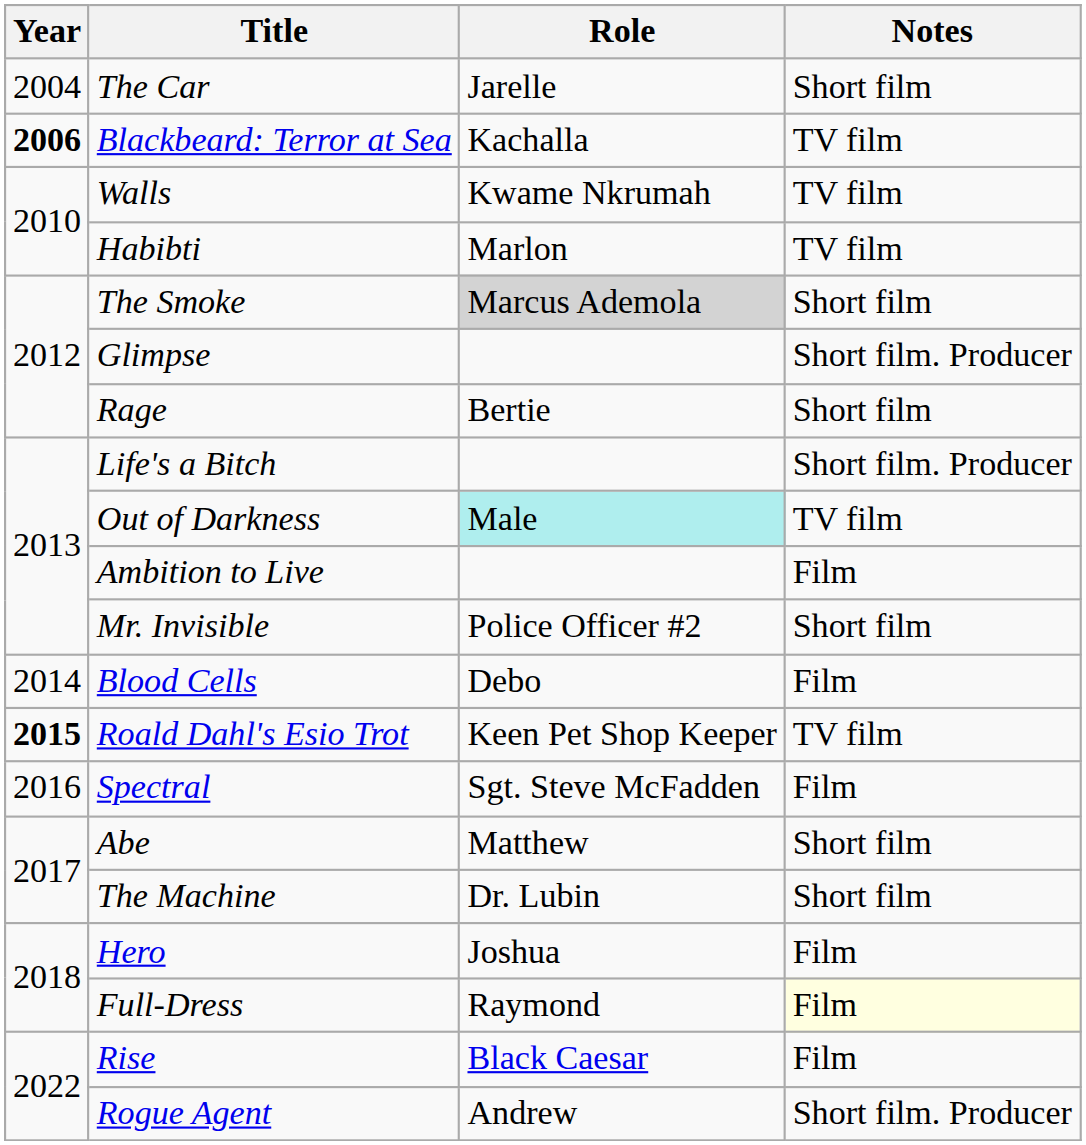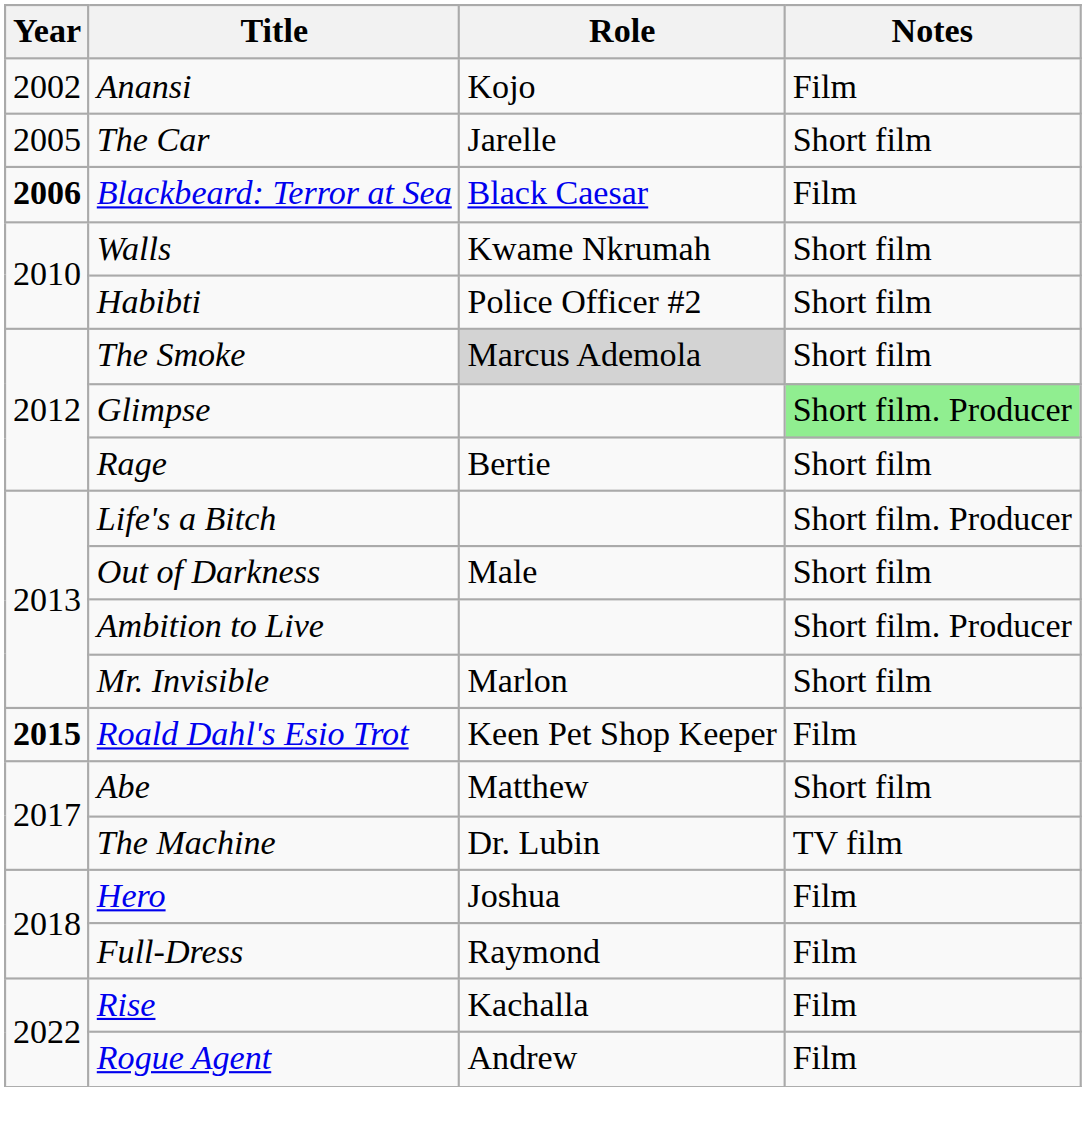+ row: (144, 85)
(47, 85) 2004 -> (47, 139) 2005
(528, 139) Kachalla -> (558, 193) Black Caesar
(848, 139) TV film -> (825, 193) Film
(848, 193) TV film -> (862, 247) Short film
(518, 247) Marlon -> (585, 301) Police Officer #2
(848, 247) TV film -> (862, 301) Short film
(932, 355) no background -> (932, 409) lightgreen background
(502, 517) paleturquoise background -> (502, 572) no background
(848, 517) TV film -> (862, 572) Short film
(825, 572) Film -> (932, 626) Short film. Producer
(585, 626) Police Officer #2 -> (518, 680) Marlon
- row: (177, 680)
(848, 734) TV film -> (825, 734) Film
- row: (154, 788)
(862, 896) Short film -> (848, 842) TV film
(825, 1004) lightyellow background -> (825, 950) no background
(558, 1058) Black Caesar -> (528, 1004) Kachalla
(932, 1112) Short film. Producer -> (825, 1058) Film
